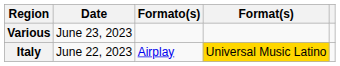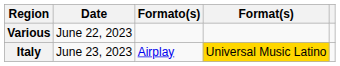(94, 33) June 23, 2023 -> (94, 33) June 22, 2023
(94, 52) June 22, 2023 -> (94, 52) June 23, 2023
